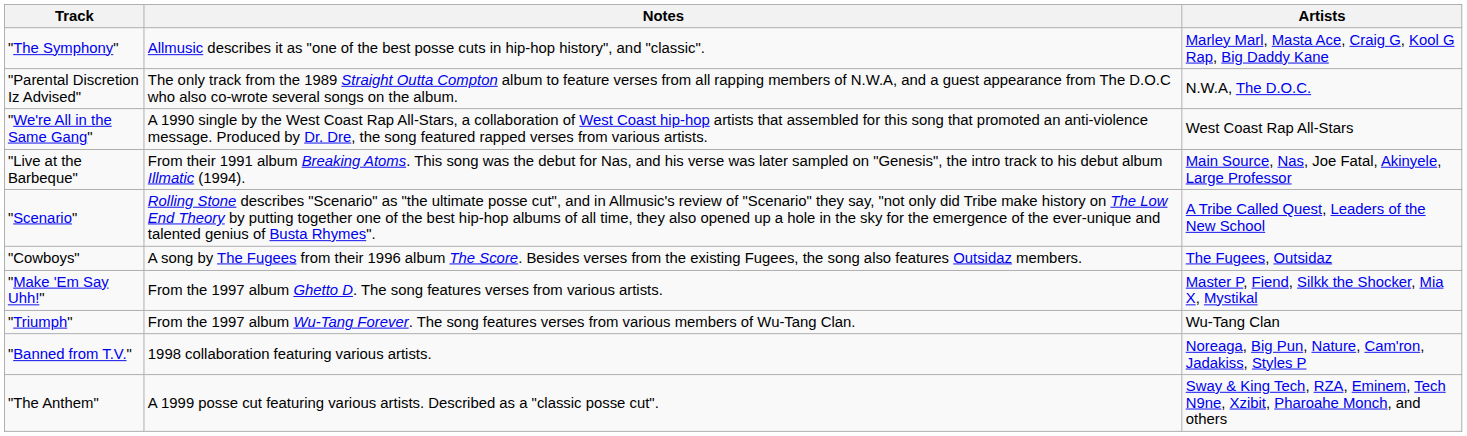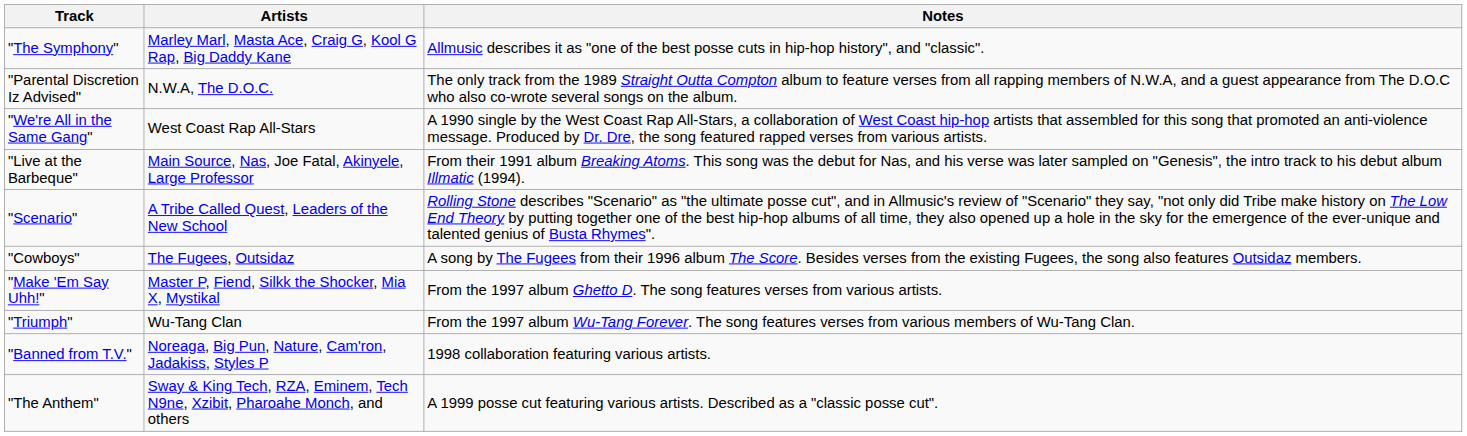columns swapped: (1322, 16) <-> (663, 16)
